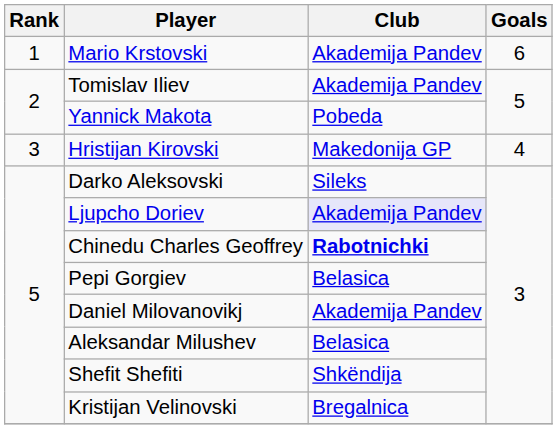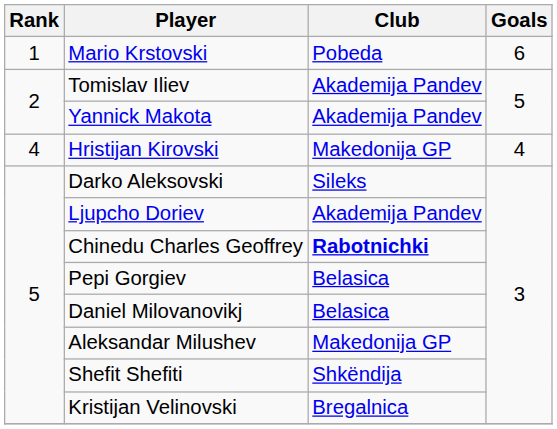(397, 52) Akademija Pandev -> (347, 52) Pobeda
(347, 117) Pobeda -> (397, 117) Akademija Pandev
(34, 149) 3 -> (34, 149) 4
(397, 213) lavender background -> (397, 213) no background
(397, 310) Akademija Pandev -> (351, 310) Belasica
(351, 342) Belasica -> (382, 342) Makedonija GP
